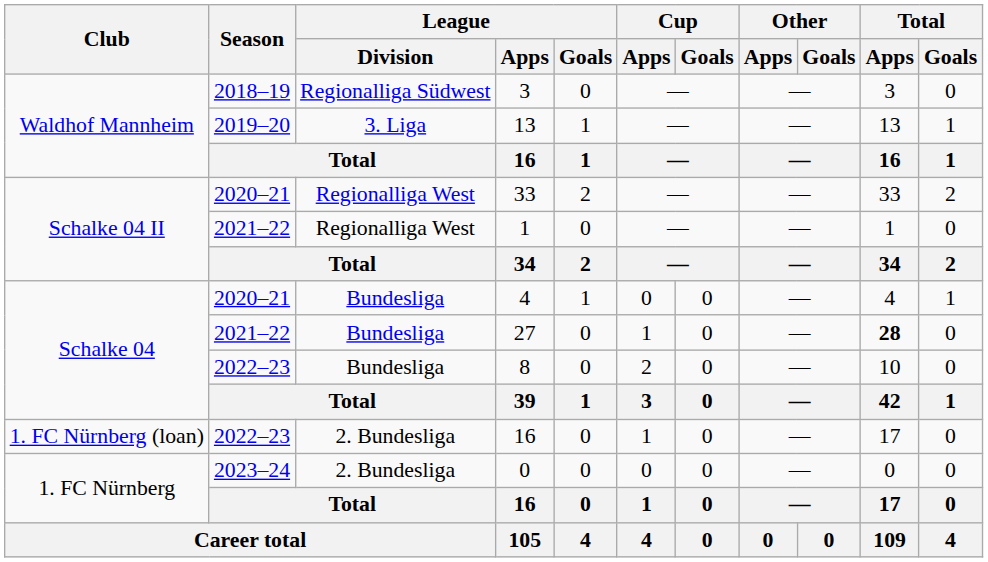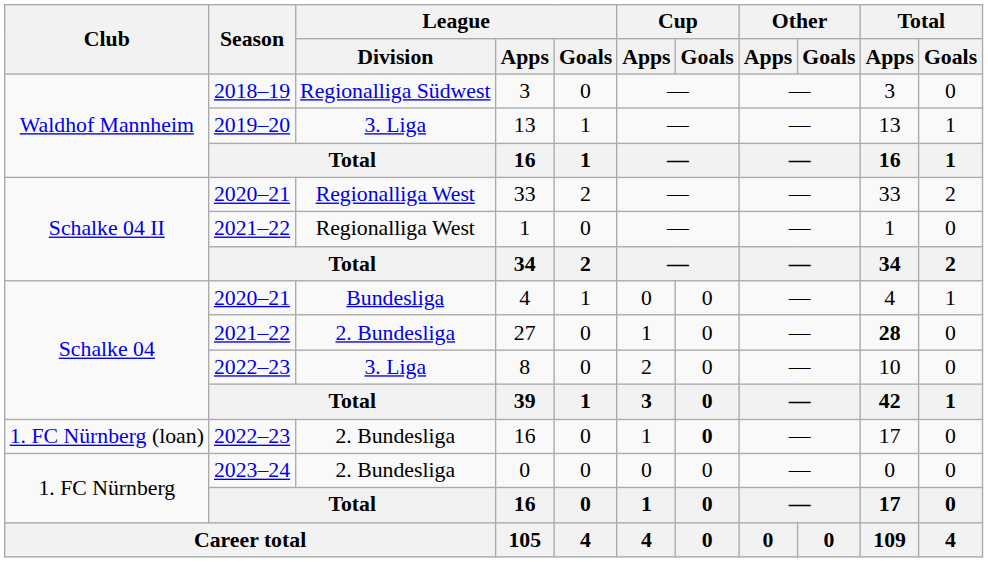(395, 332) Bundesliga -> (395, 332) 2. Bundesliga
(395, 366) Bundesliga -> (395, 366) 3. Liga
(707, 435) normal -> (707, 435) bold
